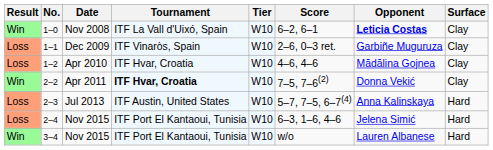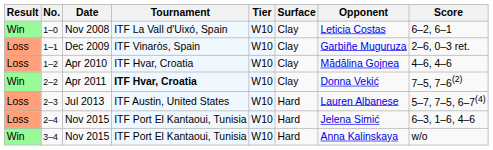columns swapped: (467, 12) <-> (315, 12)
(392, 29) bold -> (353, 29) normal
(395, 101) Anna Kalinskaya -> (360, 101) Lauren Albanese
(396, 136) Lauren Albanese -> (359, 136) Anna Kalinskaya
